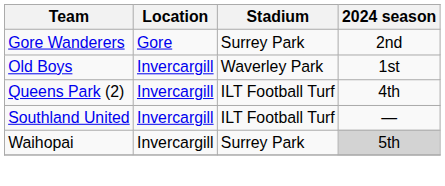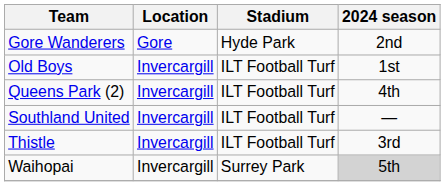(263, 42) Surrey Park -> (258, 42) Hyde Park
(272, 67) Waverley Park -> (278, 67) ILT Football Turf
+ row: (31, 142)
